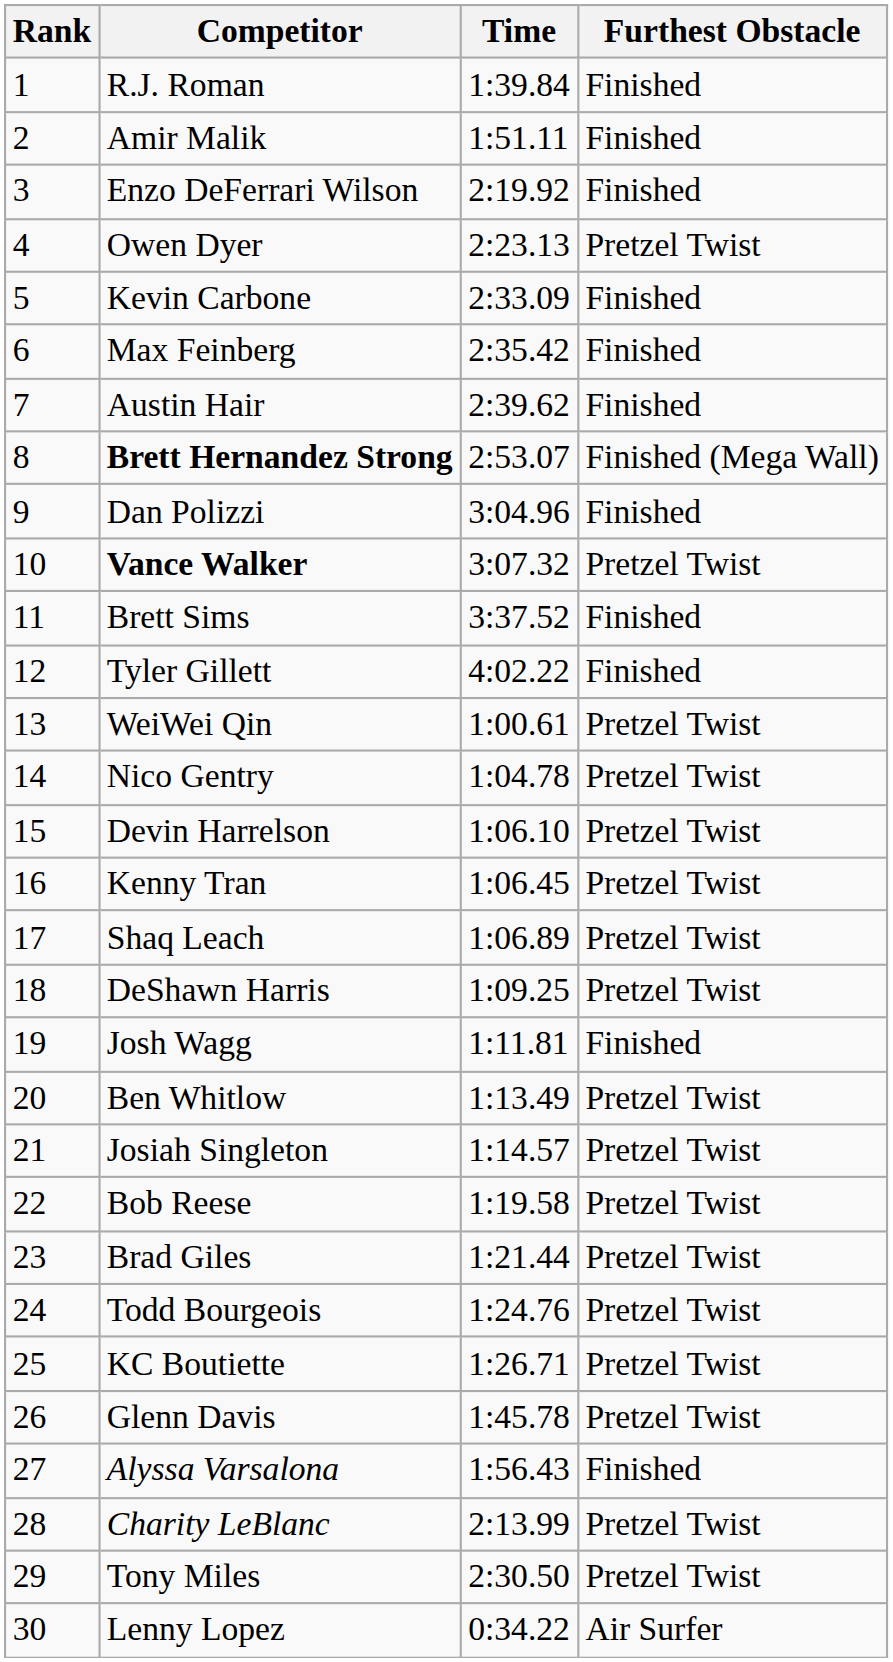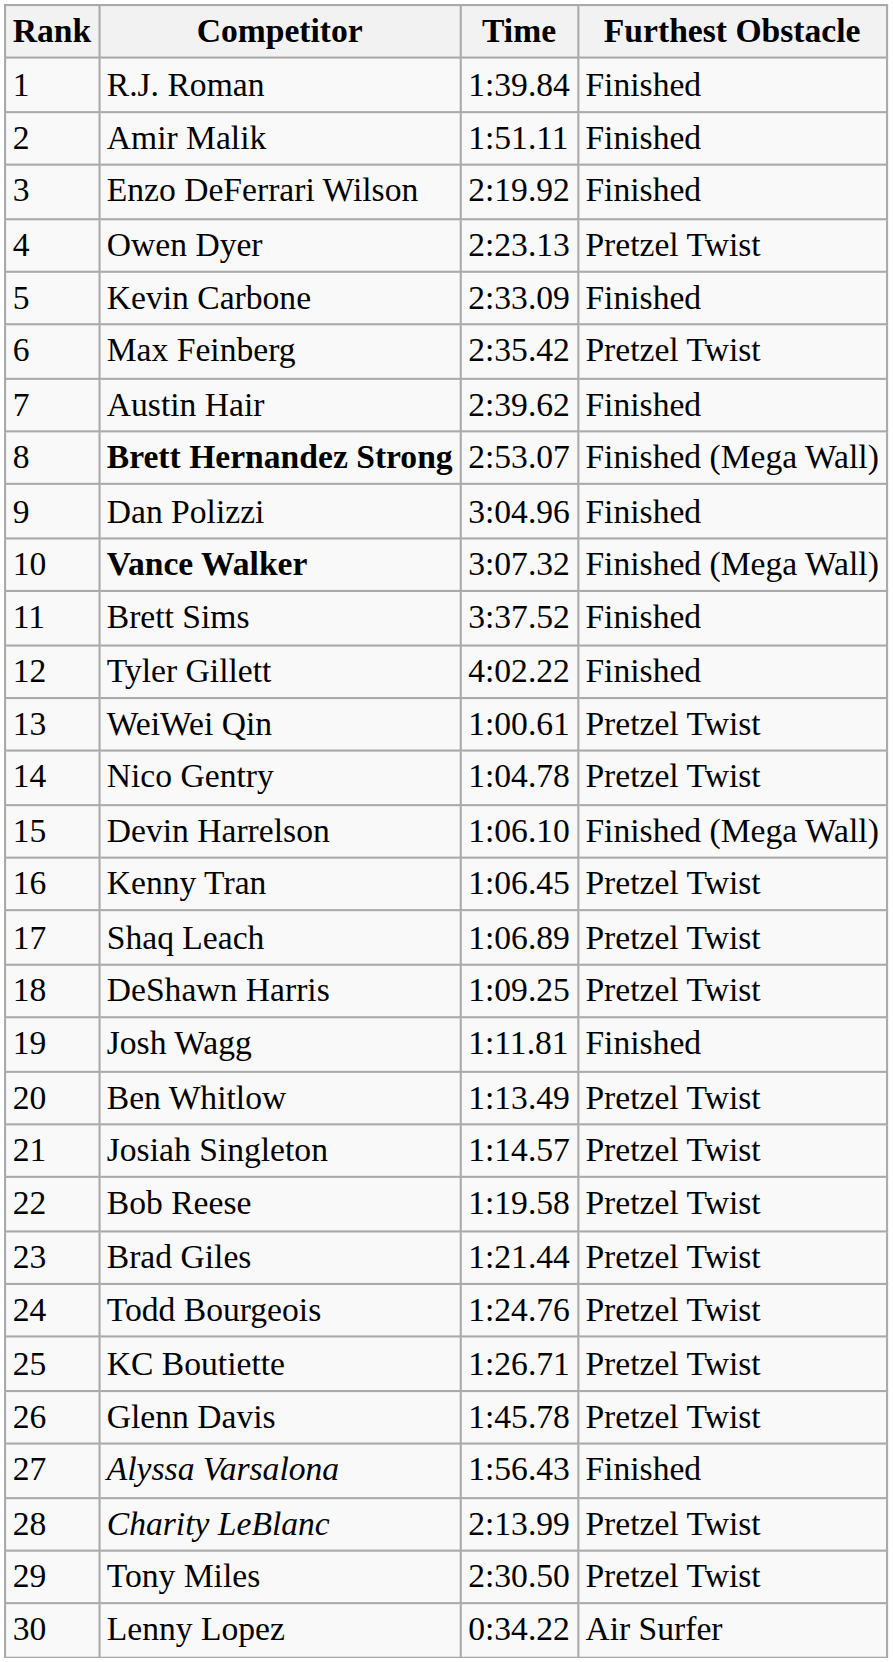(643, 350) Finished -> (673, 350) Pretzel Twist
(673, 564) Pretzel Twist -> (732, 564) Finished (Mega Wall)
(673, 830) Pretzel Twist -> (732, 830) Finished (Mega Wall)
